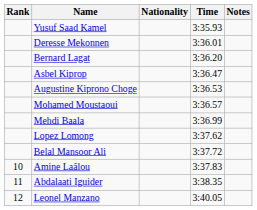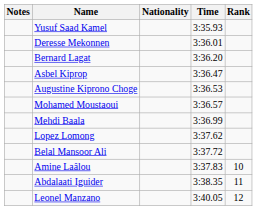columns swapped: (18, 12) <-> (238, 12)
